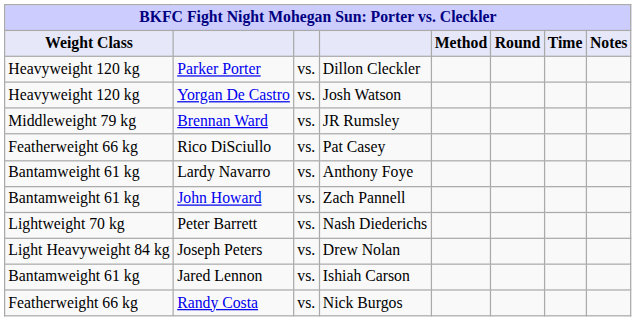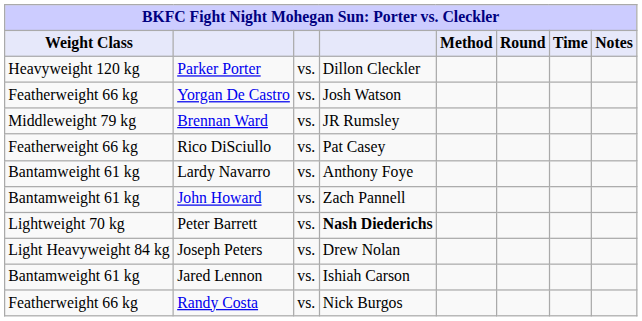(74, 95) Heavyweight 120 kg -> (73, 95) Featherweight 66 kg
(375, 224) normal -> (378, 224) bold
